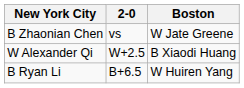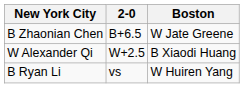(115, 33) vs -> (125, 33) B+6.5
(125, 72) B+6.5 -> (115, 72) vs
